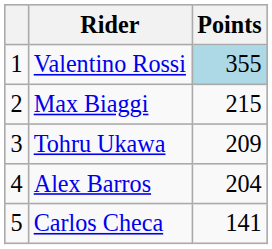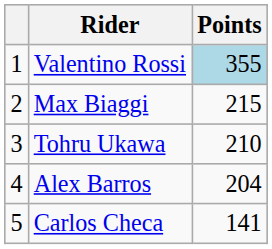(244, 144) 209 -> (244, 144) 210
